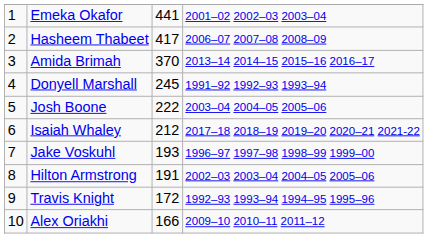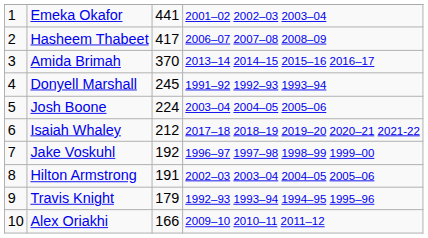(167, 107) 222 -> (167, 107) 224
(167, 152) 193 -> (167, 152) 192
(167, 198) 172 -> (167, 198) 179
